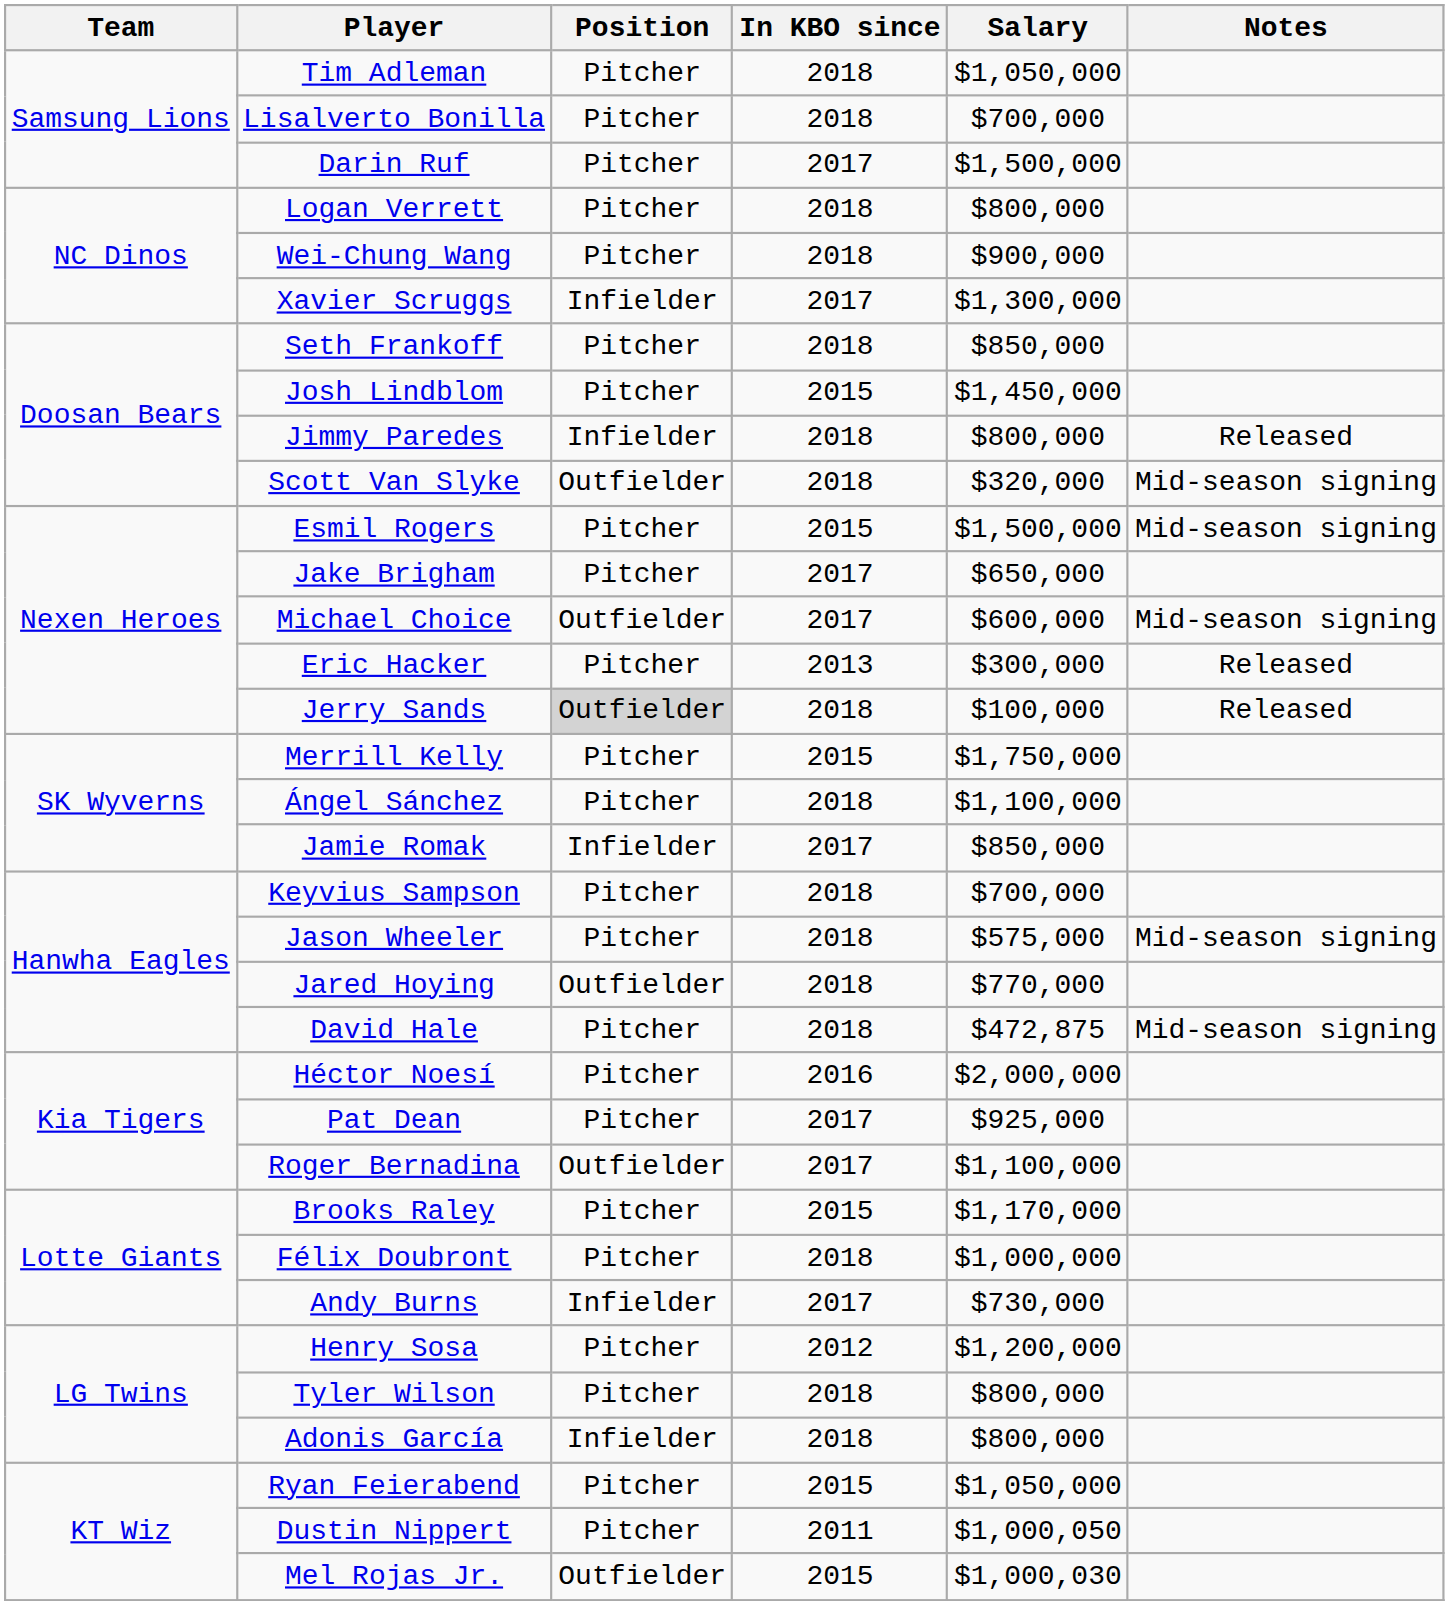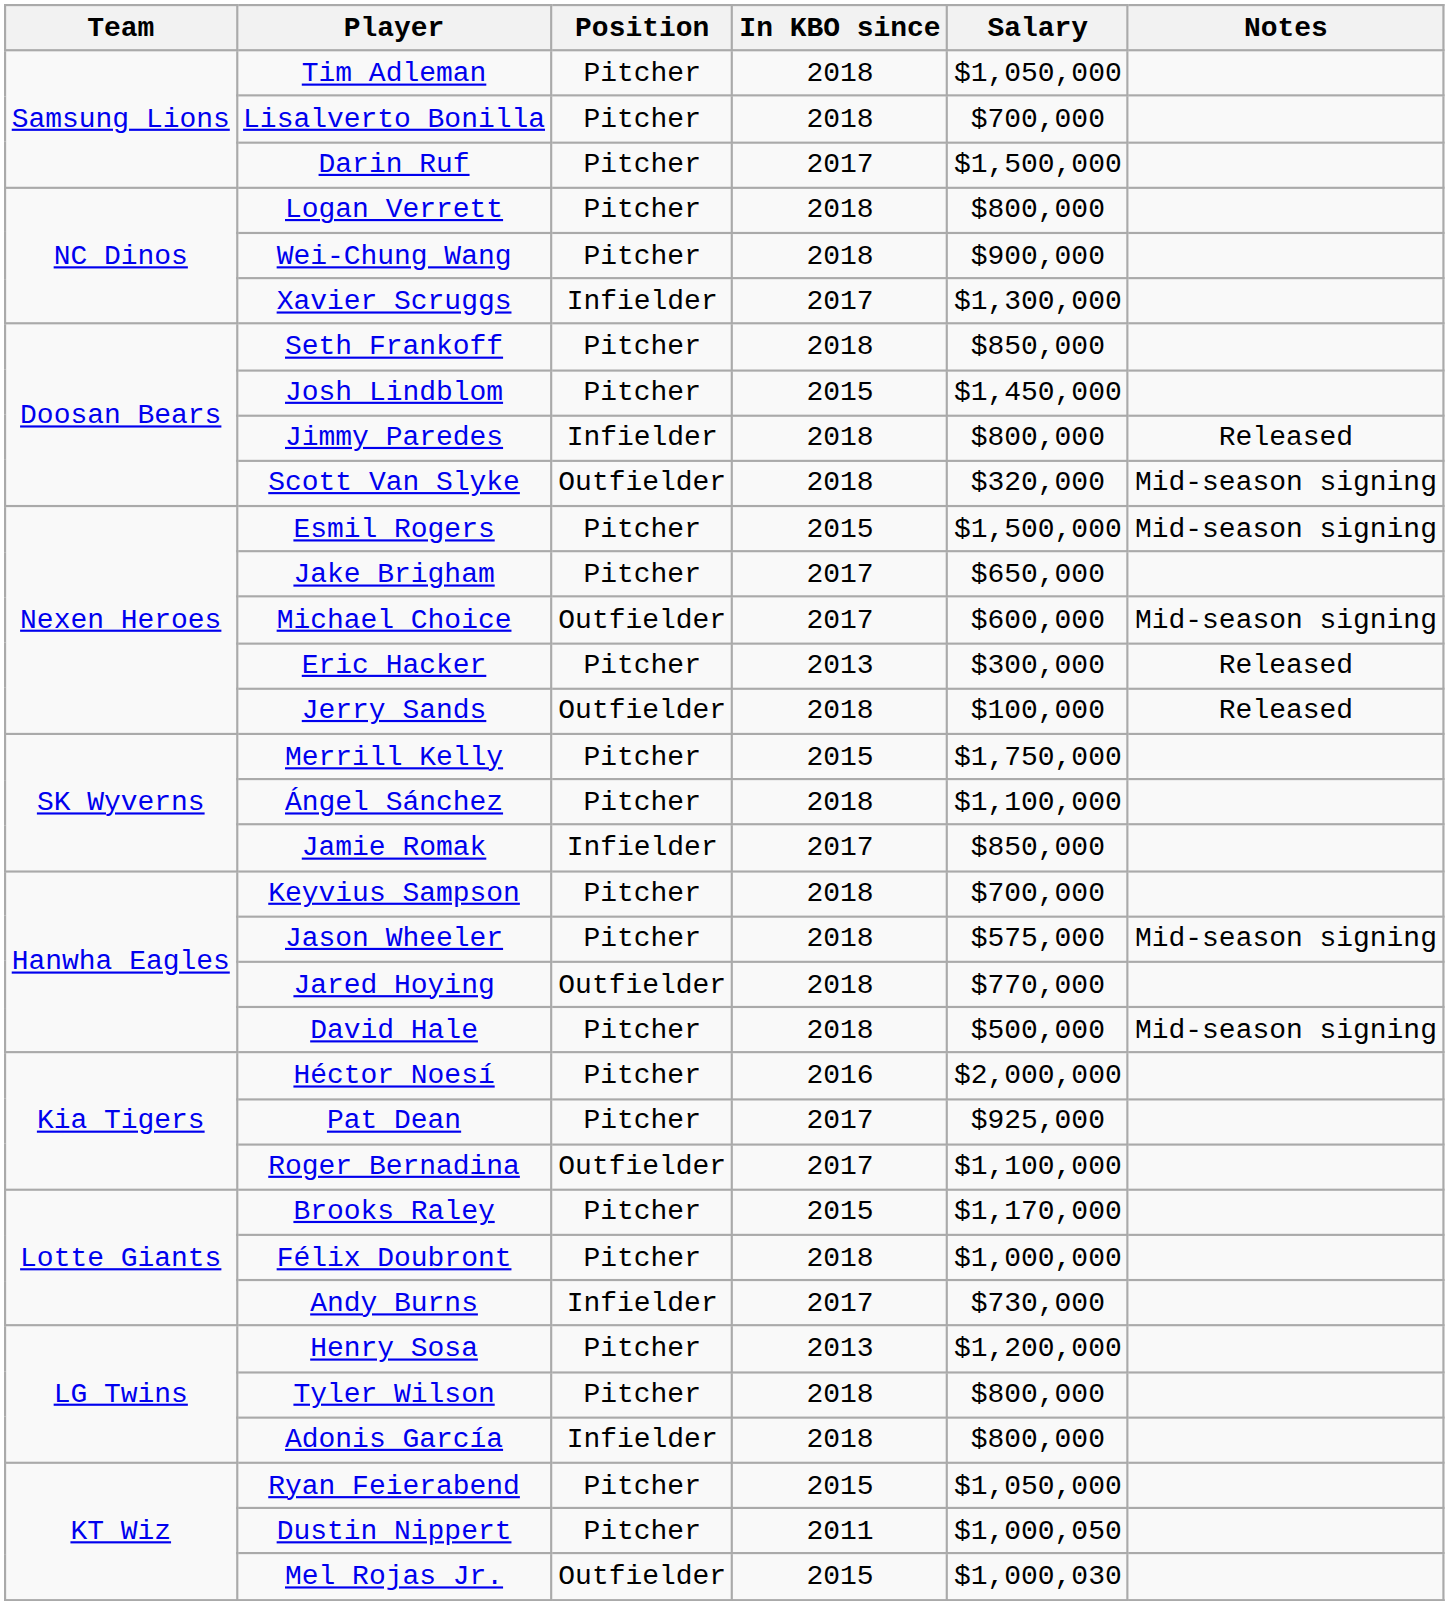(642, 711) lightgrey background -> (642, 711) no background
(1038, 1030) $472,875 -> (1038, 1030) $500,000
(840, 1349) 2012 -> (840, 1349) 2013
